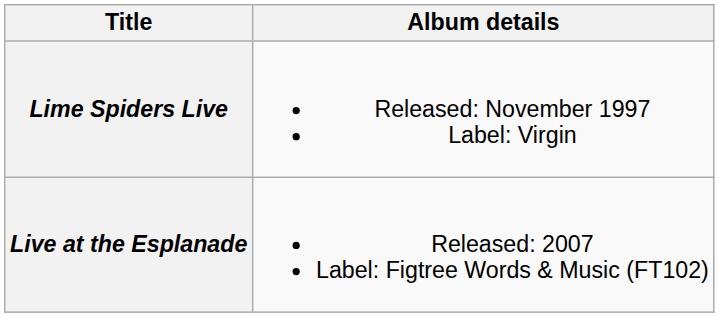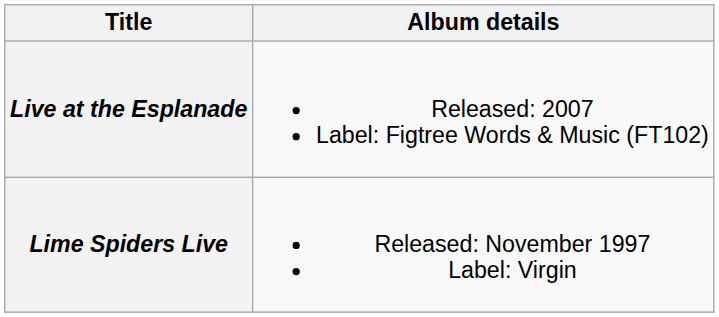rows swapped: (129, 108) <-> (129, 244)
